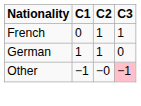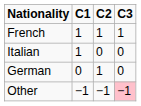(78, 33) 0 -> (78, 33) 1
+ row: (23, 52)
(78, 52) 1 -> (78, 71) 0
(103, 71) −0 -> (103, 91) −1
